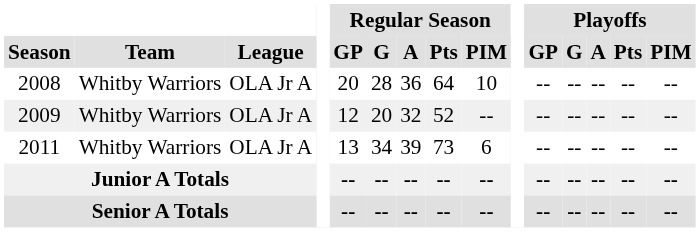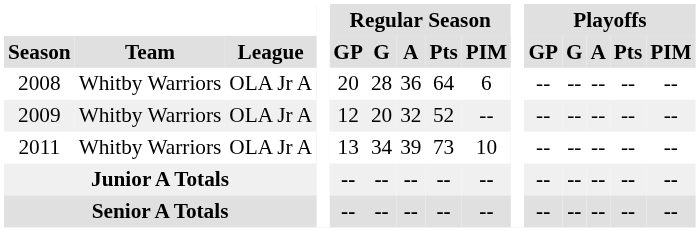(486, 83) 10 -> (486, 83) 6
(486, 147) 6 -> (486, 147) 10
